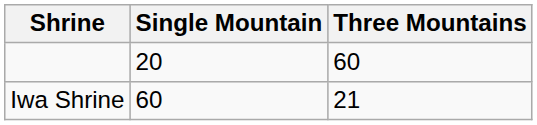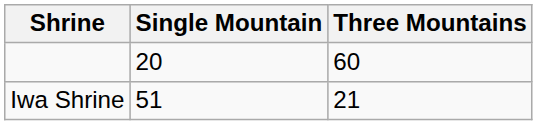(149, 100) 60 -> (149, 100) 51
